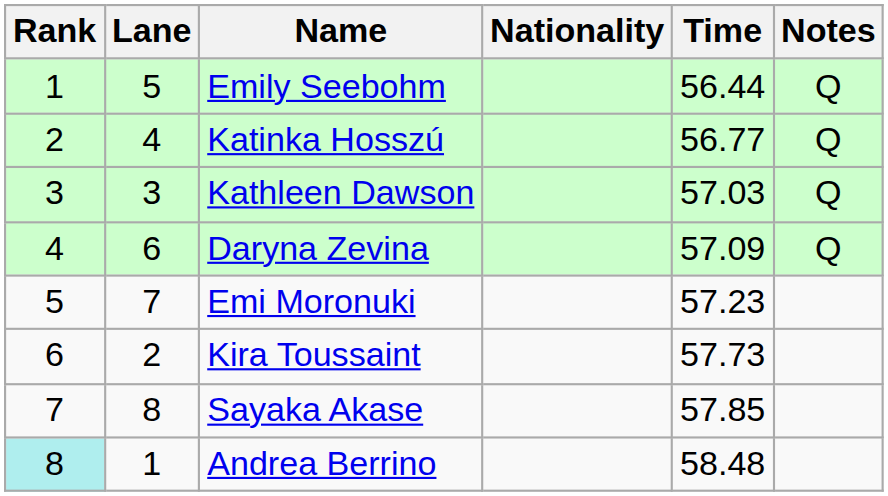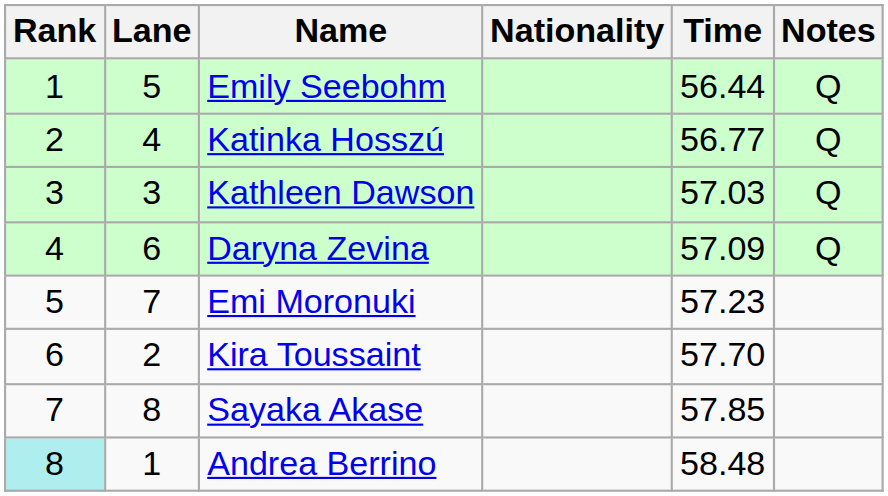(723, 355) 57.73 -> (723, 355) 57.70
